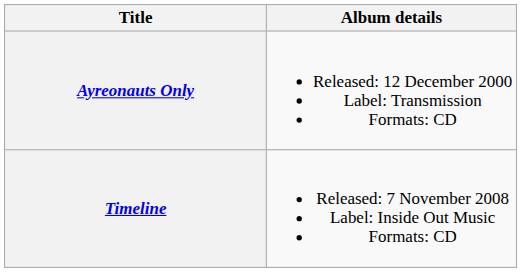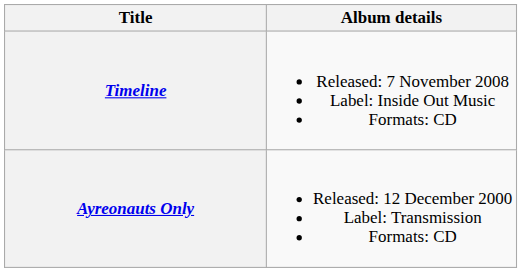rows swapped: (136, 90) <-> (136, 208)
